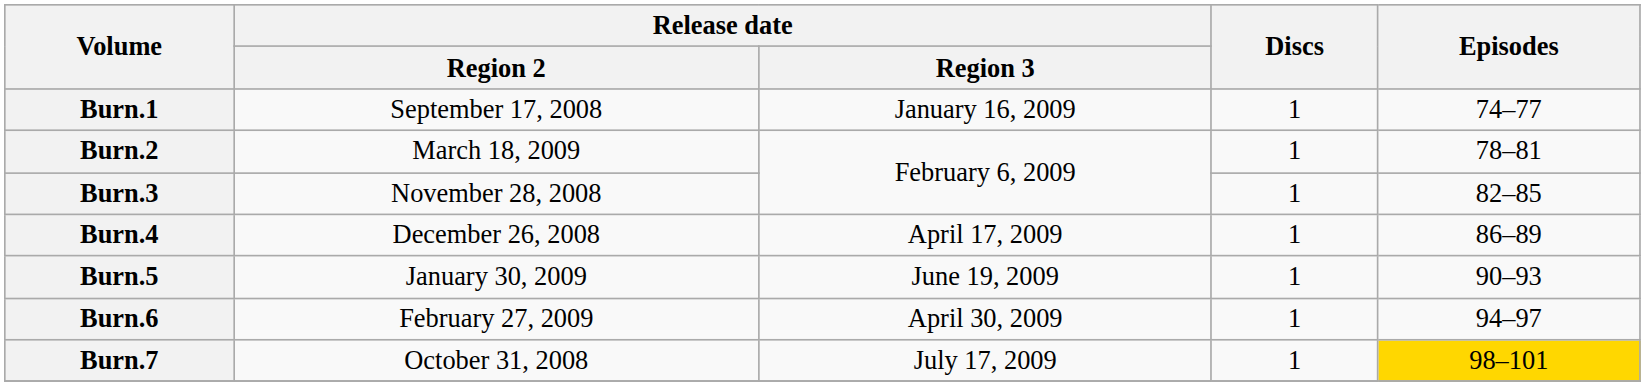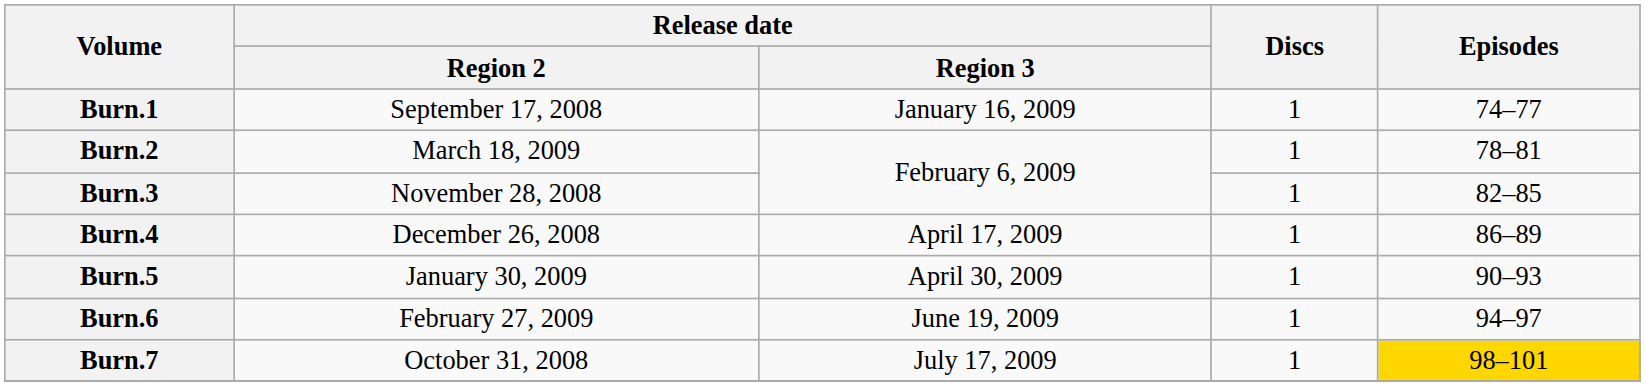(985, 276) June 19, 2009 -> (985, 276) April 30, 2009
(985, 318) April 30, 2009 -> (985, 318) June 19, 2009
